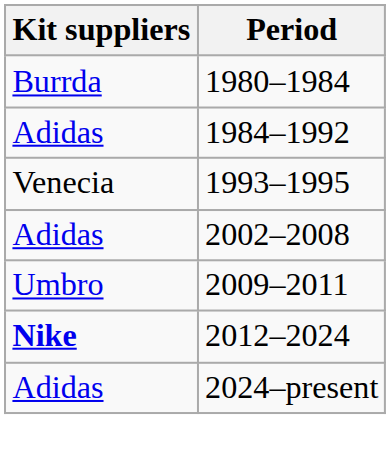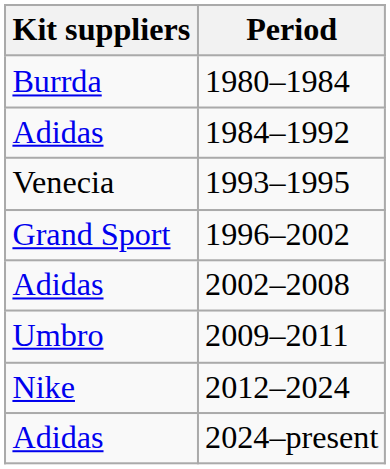+ row: (277, 234)
(45, 336) bold -> (44, 387) normal
